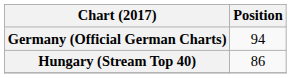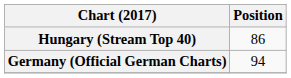rows swapped: (117, 38) <-> (117, 61)
